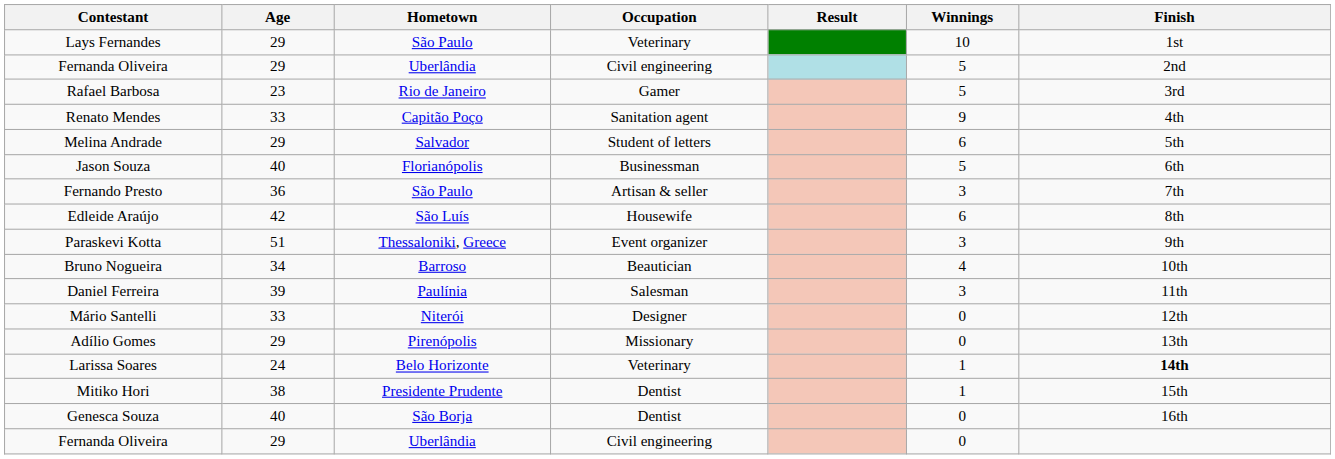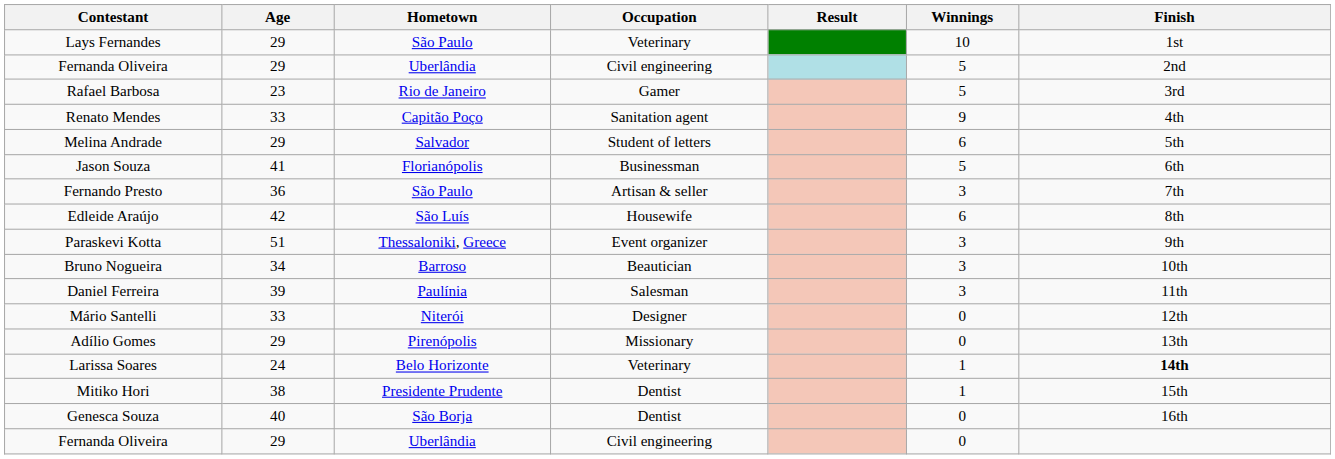(278, 166) 40 -> (278, 166) 41
(962, 266) 4 -> (962, 266) 3
